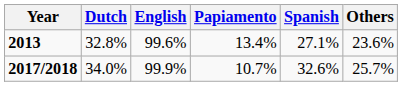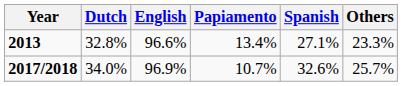(166, 42) 99.6% -> (166, 42) 96.6%
(373, 42) 23.6% -> (373, 42) 23.3%
(166, 68) 99.9% -> (166, 68) 96.9%
